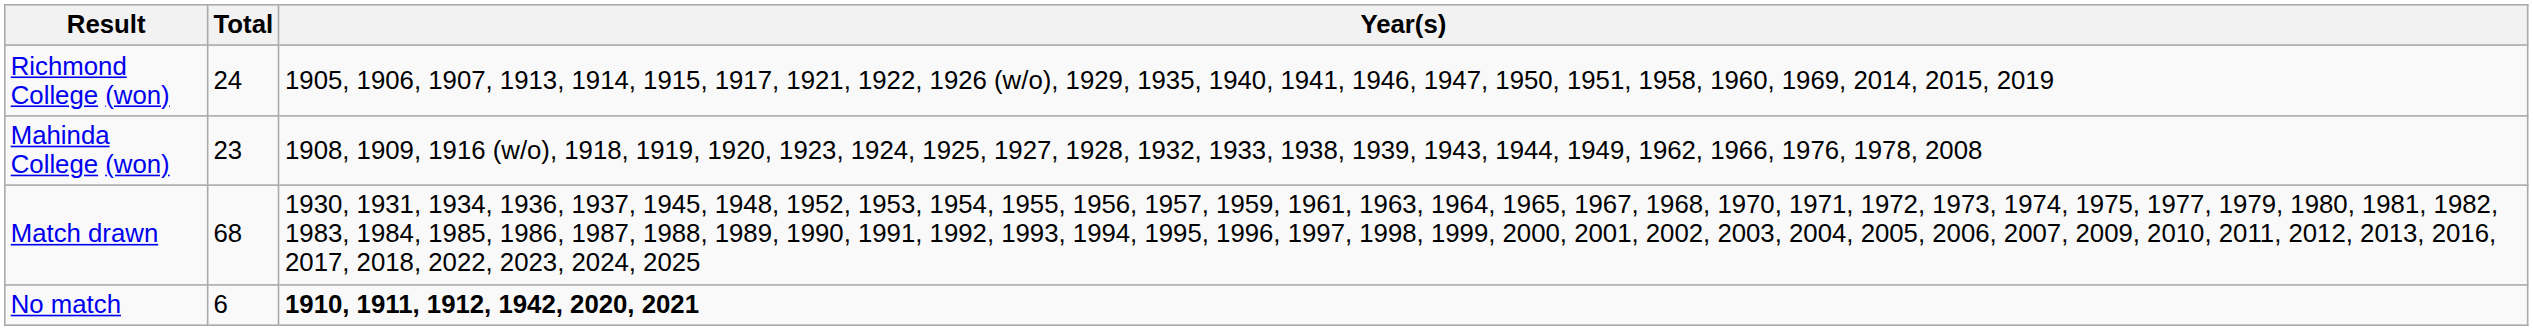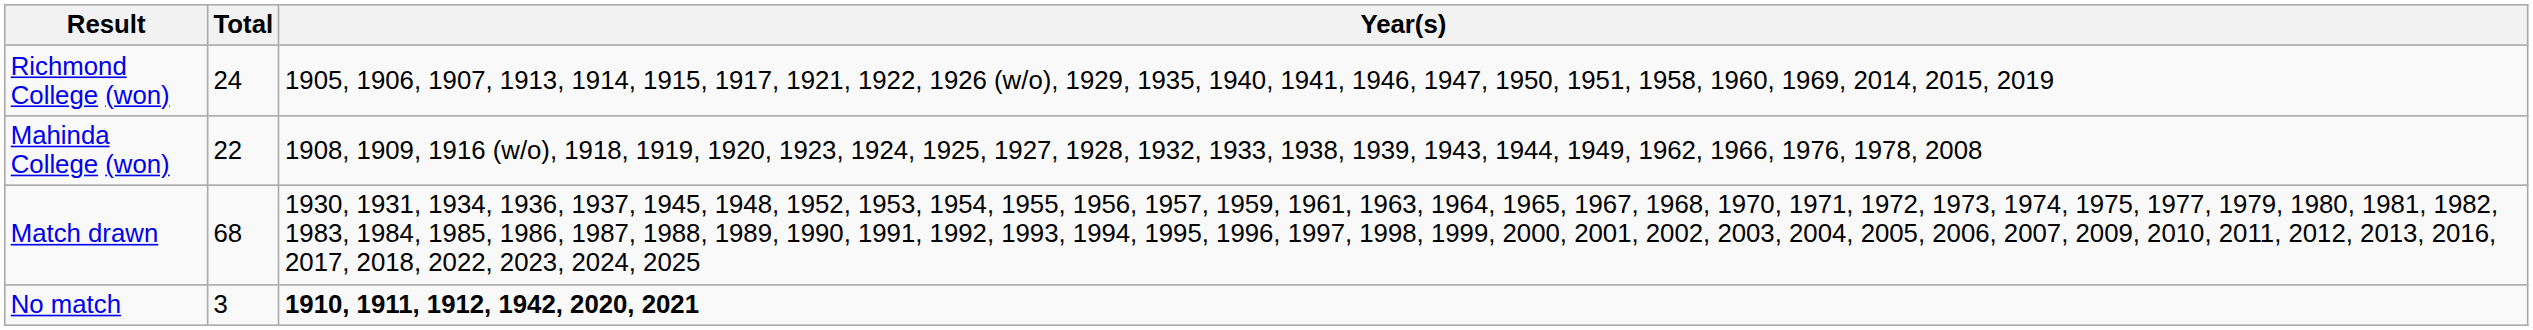(228, 150) 23 -> (228, 150) 22
(221, 304) 6 -> (221, 304) 3
